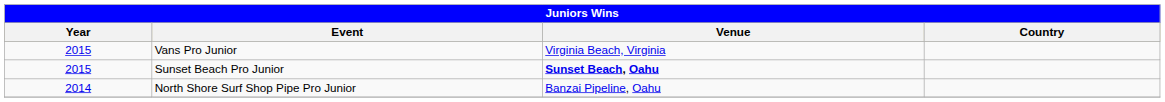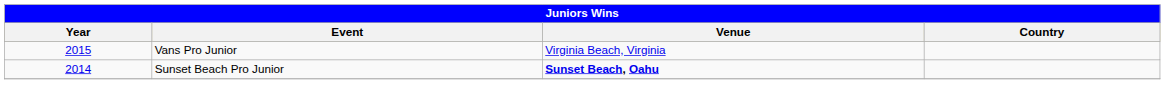(78, 69) 2015 -> (78, 69) 2014
- row: (255, 87)
